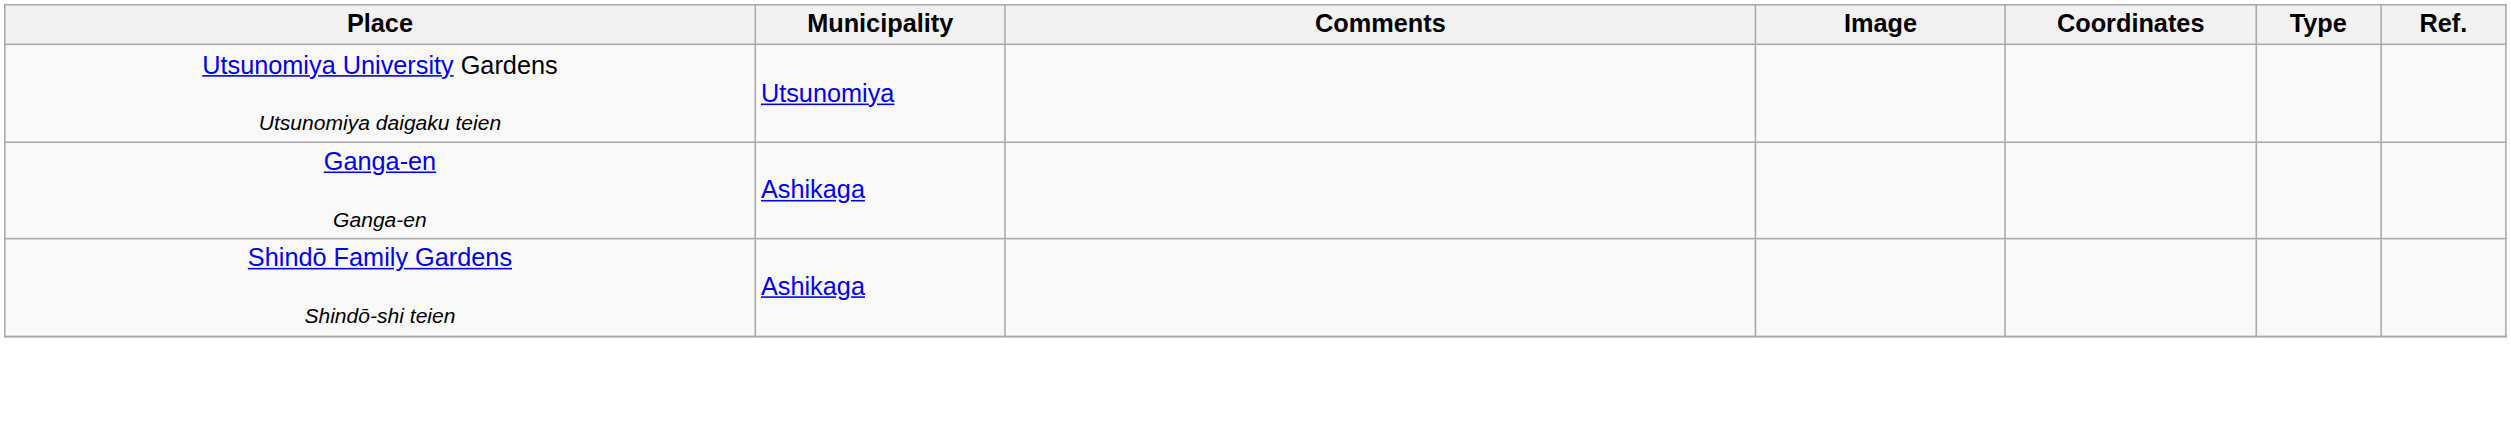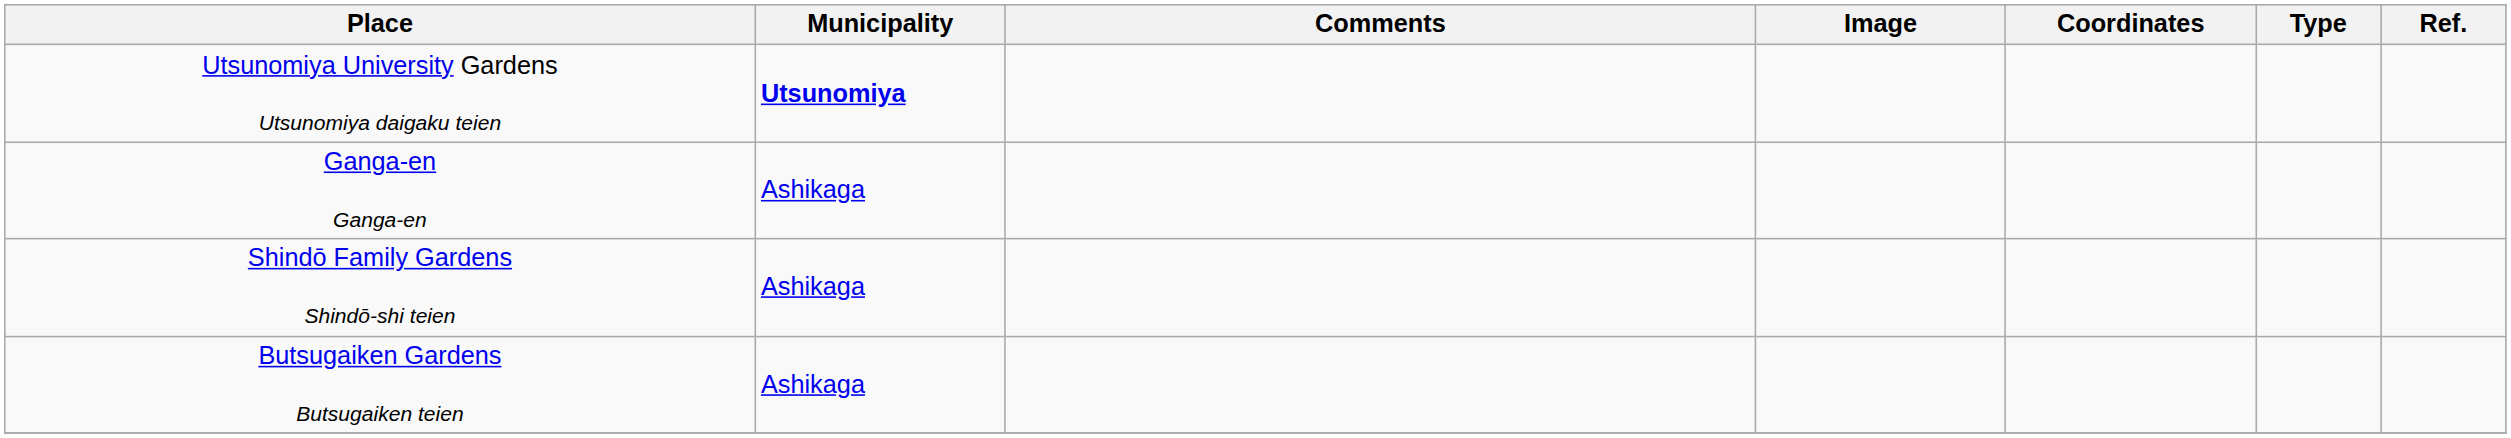(828, 93) normal -> (833, 93) bold
+ row: (380, 383)
